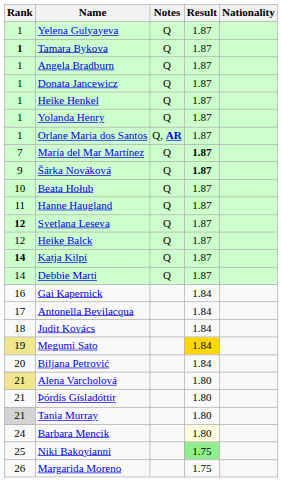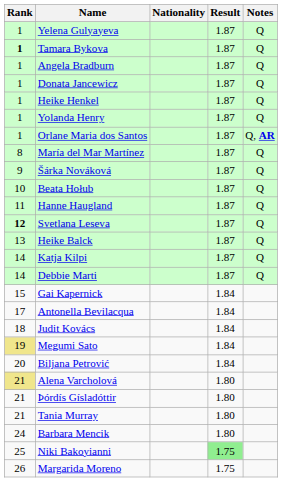columns swapped: (248, 13) <-> (167, 13)
(20, 153) 7 -> (20, 153) 8
(202, 153) bold -> (225, 153) normal
(202, 170) bold -> (225, 170) normal
(20, 240) 12 -> (20, 240) 13
(20, 258) bold -> (20, 258) normal
(20, 293) 16 -> (20, 293) 15
(202, 345) gold background -> (225, 345) no background
(20, 415) lightgrey background -> (20, 415) no background
(202, 433) lightyellow background -> (225, 433) no background
